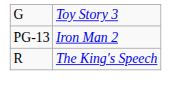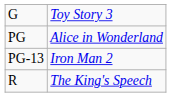+ row: (17, 37)
